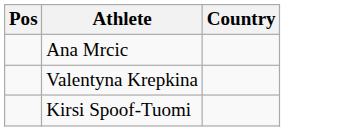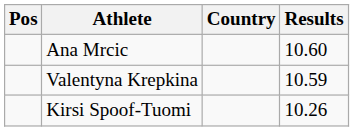+ column: (314, 19)
